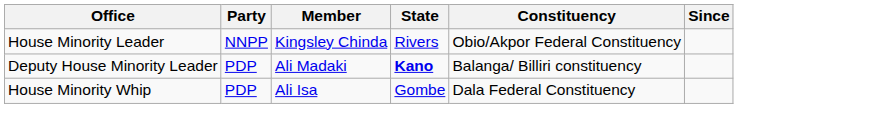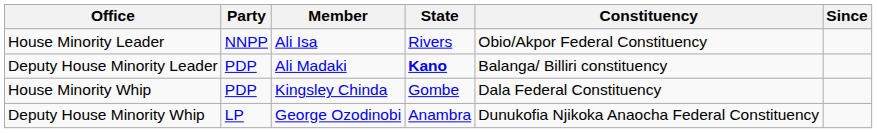(331, 41) Kingsley Chinda -> (296, 41) Ali Isa
(296, 90) Ali Isa -> (331, 90) Kingsley Chinda
+ row: (106, 115)
